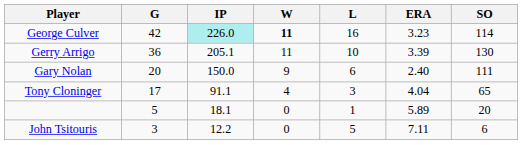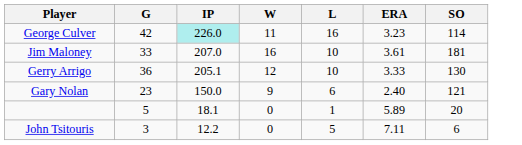(287, 33) bold -> (270, 33) normal
+ row: (60, 52)
(287, 52) 11 -> (270, 71) 12
(418, 52) 3.39 -> (394, 71) 3.33
(155, 71) 20 -> (146, 91) 23
(484, 71) 111 -> (456, 91) 121
- row: (63, 91)
